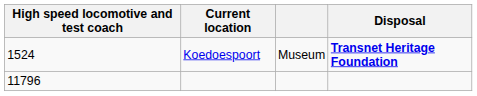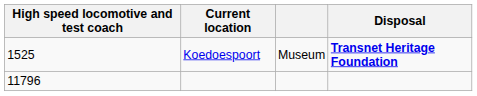(21, 54) 1524 -> (21, 54) 1525
